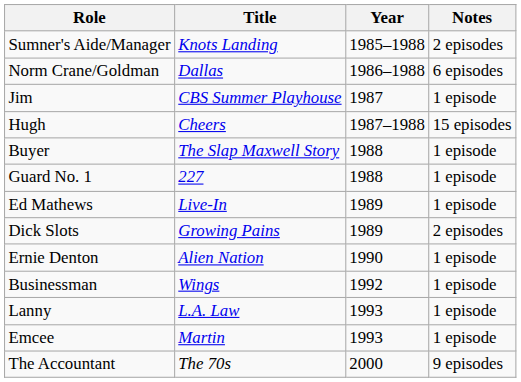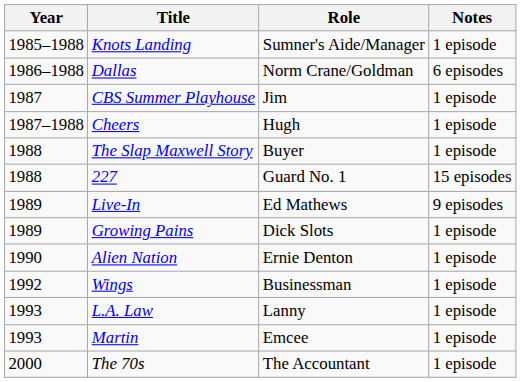columns swapped: (387, 17) <-> (89, 17)
(468, 44) 2 episodes -> (465, 44) 1 episode
(472, 124) 15 episodes -> (465, 124) 1 episode
(465, 177) 1 episode -> (472, 177) 15 episodes
(465, 204) 1 episode -> (468, 204) 9 episodes
(468, 230) 2 episodes -> (465, 230) 1 episode
(468, 364) 9 episodes -> (465, 364) 1 episode
